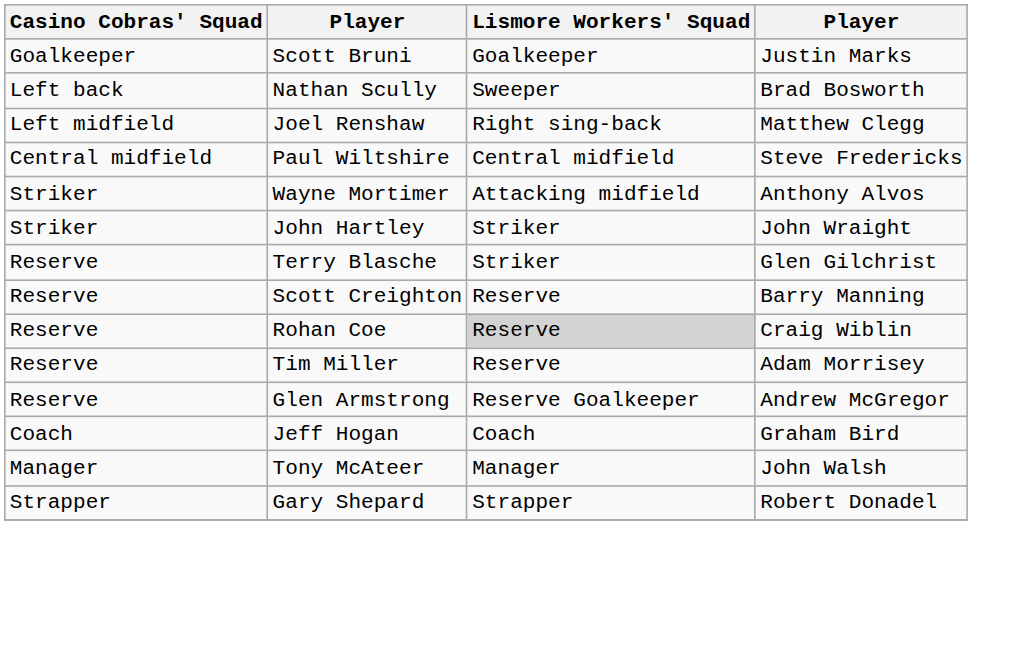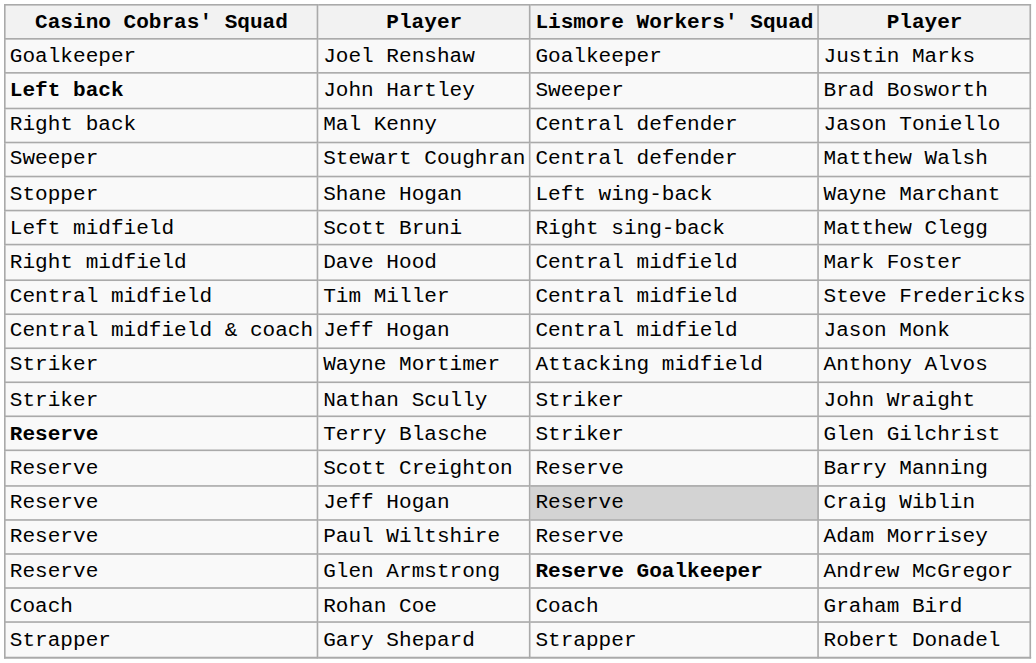(342, 56) Scott Bruni -> (399, 56) Joel Renshaw
(67, 91) normal -> (67, 91) bold
(355, 91) Nathan Scully -> (399, 91) John Hartley
+ row: (912, 125)
+ row: (906, 159)
+ row: (912, 194)
(348, 125) Joel Renshaw -> (393, 228) Scott Bruni
+ row: (893, 262)
(361, 159) Paul Wiltshire -> (386, 297) Tim Miller
+ row: (887, 331)
(348, 228) John Hartley -> (405, 400) Nathan Scully
(54, 262) normal -> (54, 434) bold
(329, 331) Rohan Coe -> (386, 503) Jeff Hogan
(336, 365) Tim Miller -> (412, 537) Paul Wiltshire
(586, 400) normal -> (649, 571) bold
(336, 434) Jeff Hogan -> (380, 605) Rohan Coe
- row: (824, 468)
